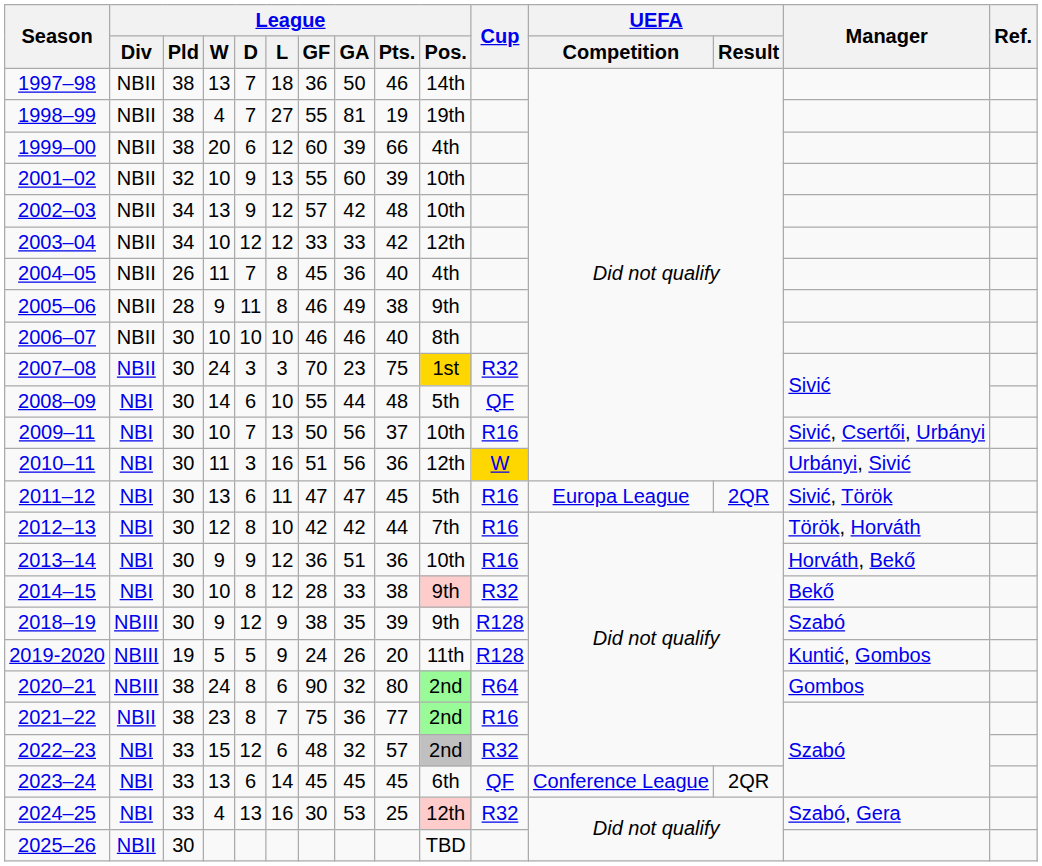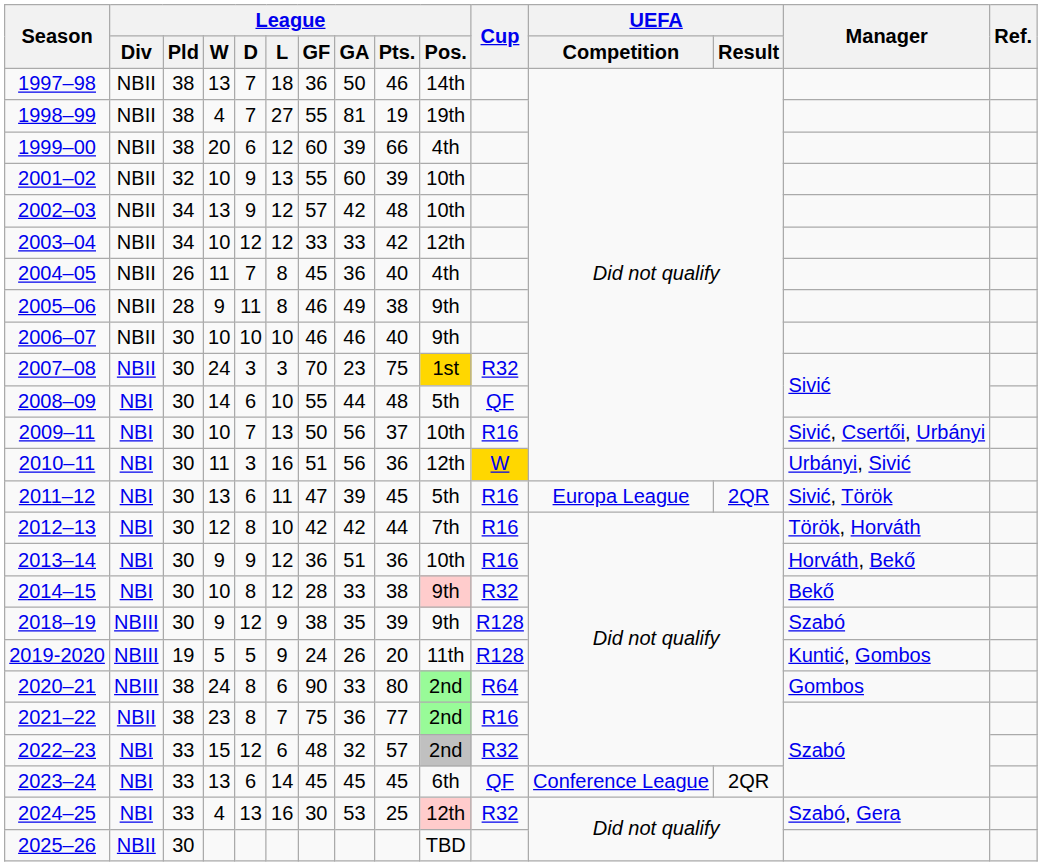(446, 337) 8th -> (446, 337) 9th
(354, 496) 47 -> (354, 496) 39
(354, 686) 32 -> (354, 686) 33
